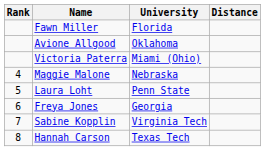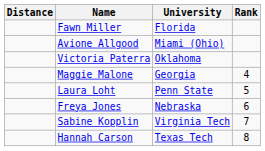columns swapped: (18, 12) <-> (235, 12)
(155, 44) Oklahoma -> (190, 44) Miami (Ohio)
(166, 59) Miami (Ohio) -> (178, 59) Oklahoma
(155, 75) Nebraska -> (175, 75) Georgia
(152, 106) Georgia -> (178, 106) Nebraska
